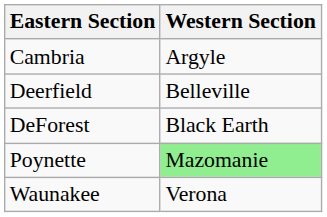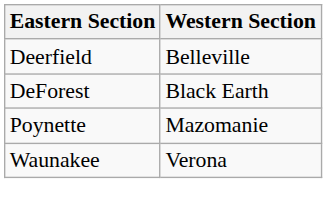- row: (47, 56)
(217, 159) lightgreen background -> (217, 125) no background
